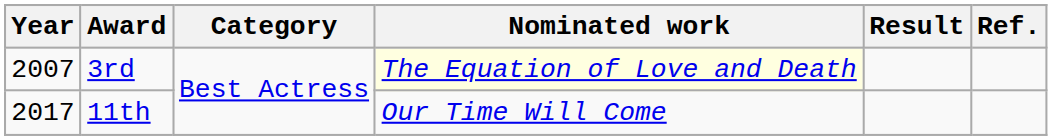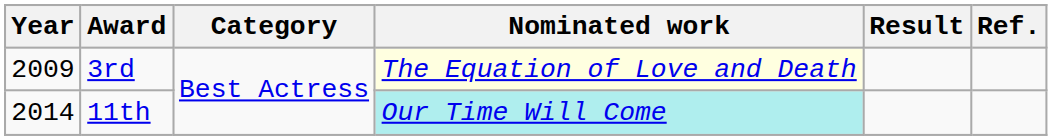(43, 70) 2007 -> (43, 70) 2009
(43, 113) 2017 -> (43, 113) 2014
(524, 113) no background -> (524, 113) paleturquoise background
